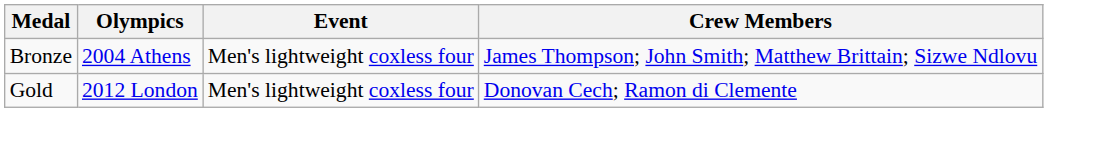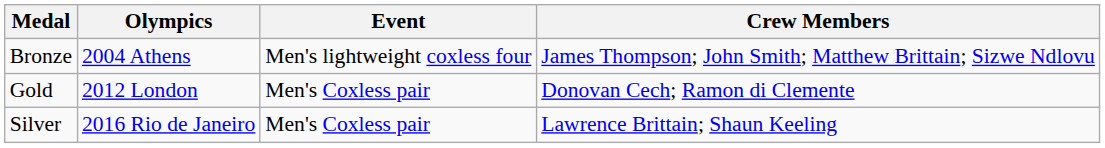(341, 90) Men's lightweight coxless four -> (348, 90) Men's Coxless pair
+ row: (35, 124)
